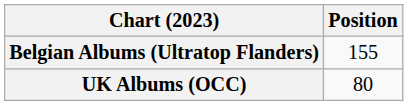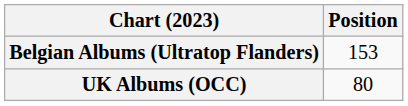(363, 52) 155 -> (363, 52) 153
